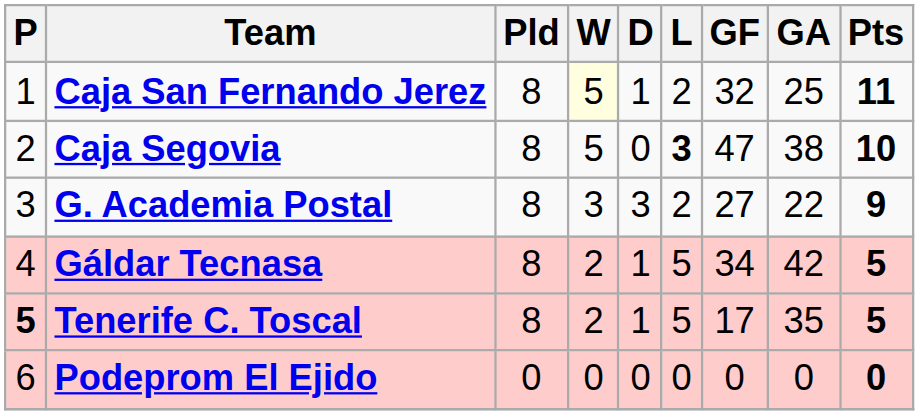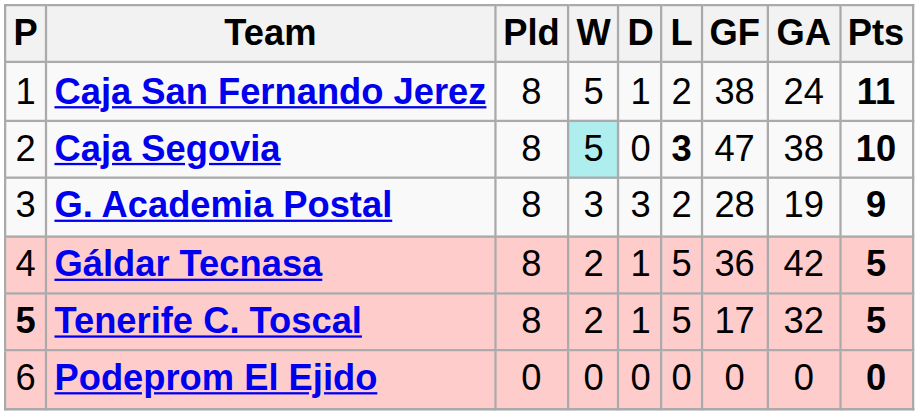(594, 90) lightyellow background -> (594, 90) no background
(735, 90) 32 -> (735, 90) 38
(804, 90) 25 -> (804, 90) 24
(594, 148) no background -> (594, 148) paleturquoise background
(735, 206) 27 -> (735, 206) 28
(804, 206) 22 -> (804, 206) 19
(735, 263) 34 -> (735, 263) 36
(804, 321) 35 -> (804, 321) 32
